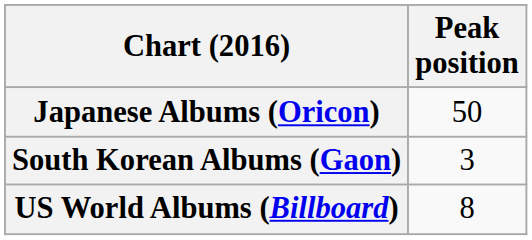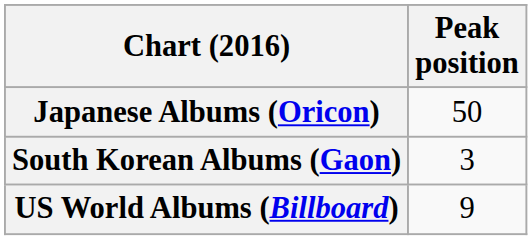(467, 208) 8 -> (467, 208) 9
